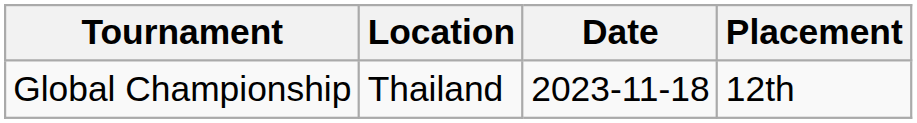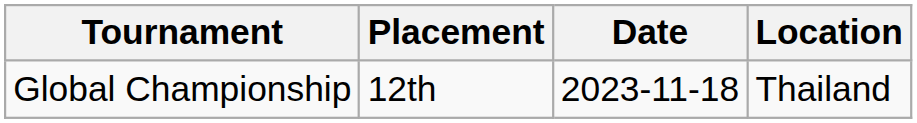columns swapped: (441, 32) <-> (814, 32)
